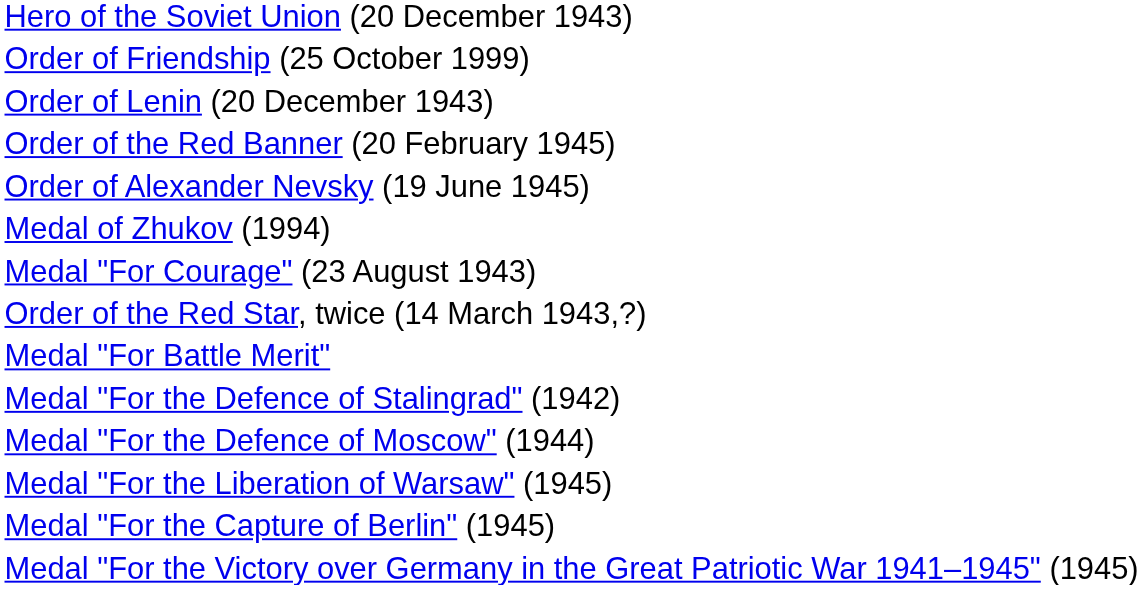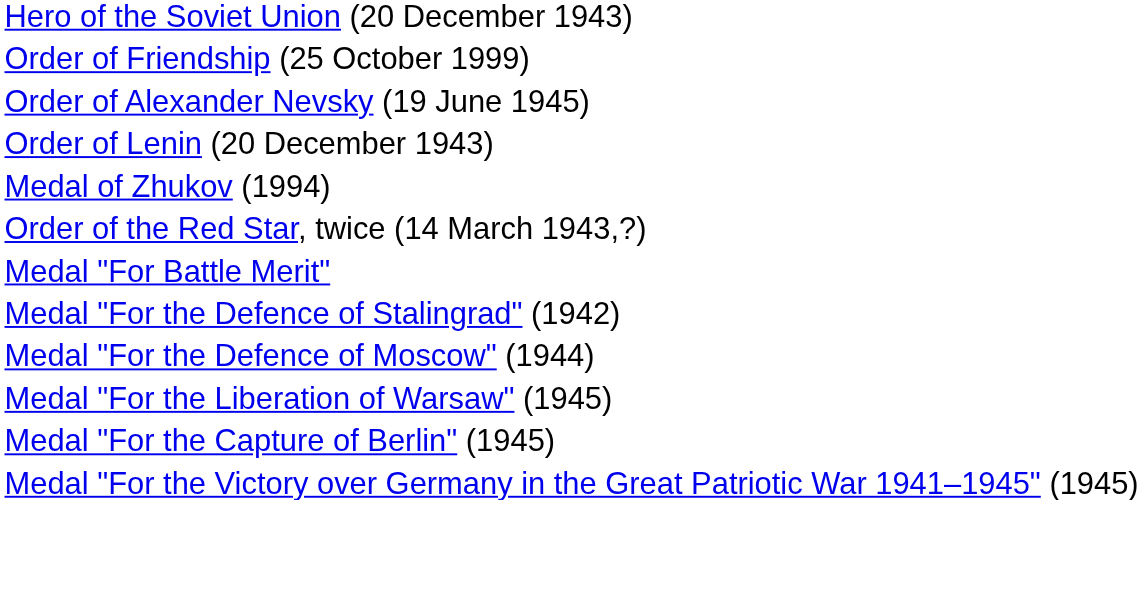rows swapped: (249, 101) <-> (297, 186)
- row: (310, 144)
- row: (270, 271)
